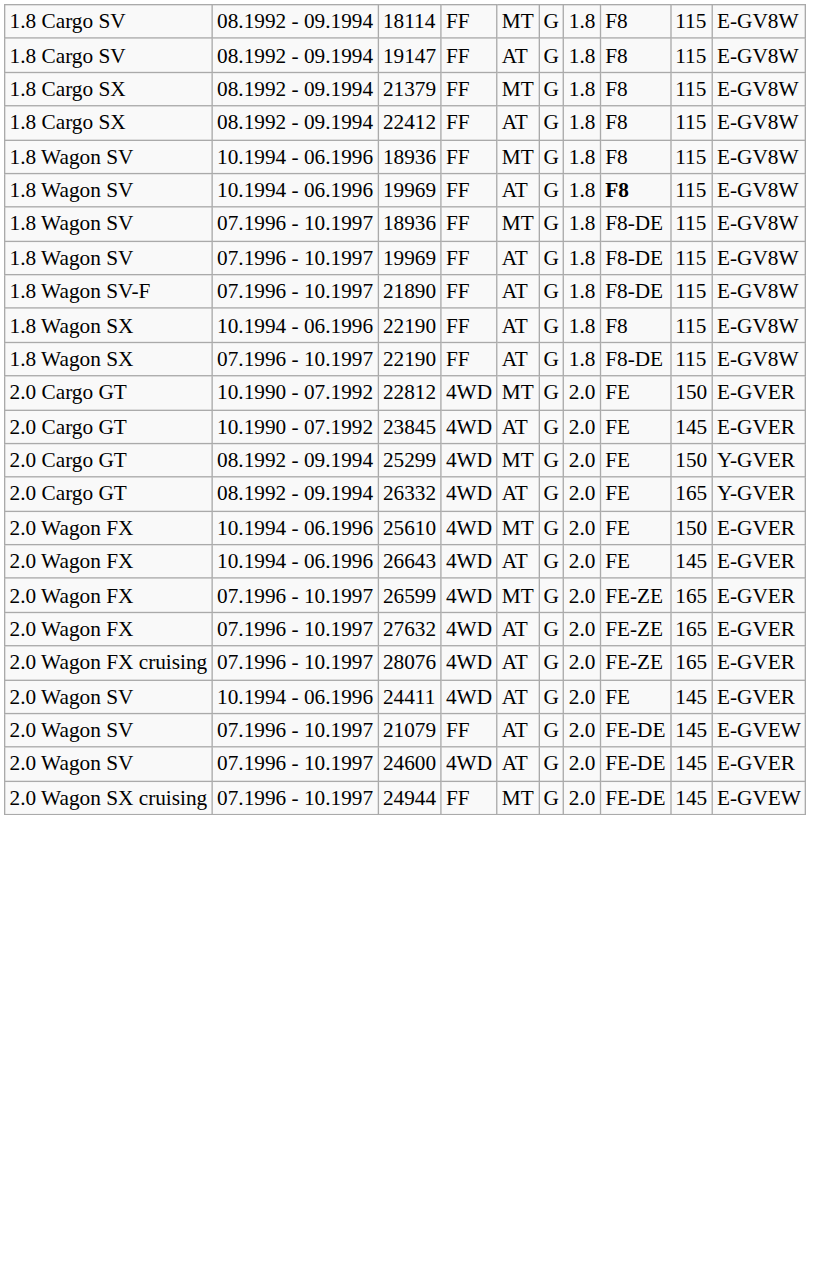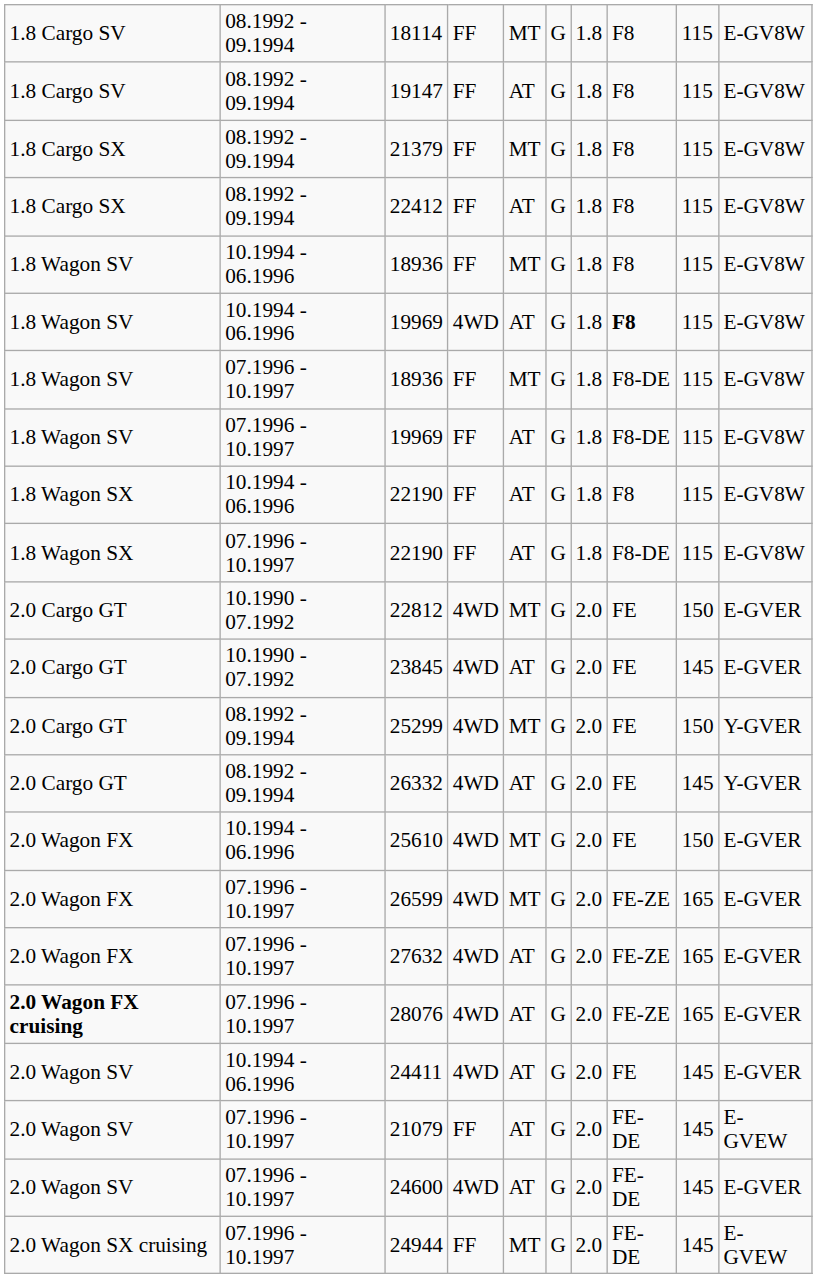(458, 190) FF -> (476, 321) 4WD
- row: (295, 291)
(691, 493) 165 -> (698, 783) 145
- row: (295, 561)
(108, 662) normal -> (74, 1014) bold
